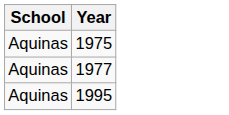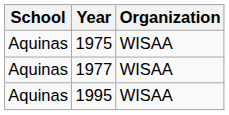+ column: (170, 17)
